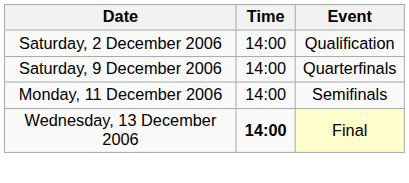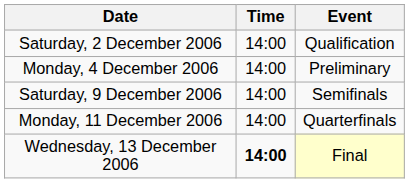+ row: (120, 69)
(350, 69) Quarterfinals -> (350, 95) Semifinals
(350, 95) Semifinals -> (350, 120) Quarterfinals
